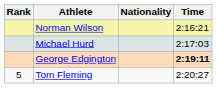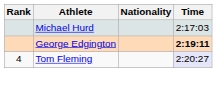- row: (69, 28)
(19, 75) 5 -> (19, 59) 4
(192, 75) no background -> (192, 59) lavender background
